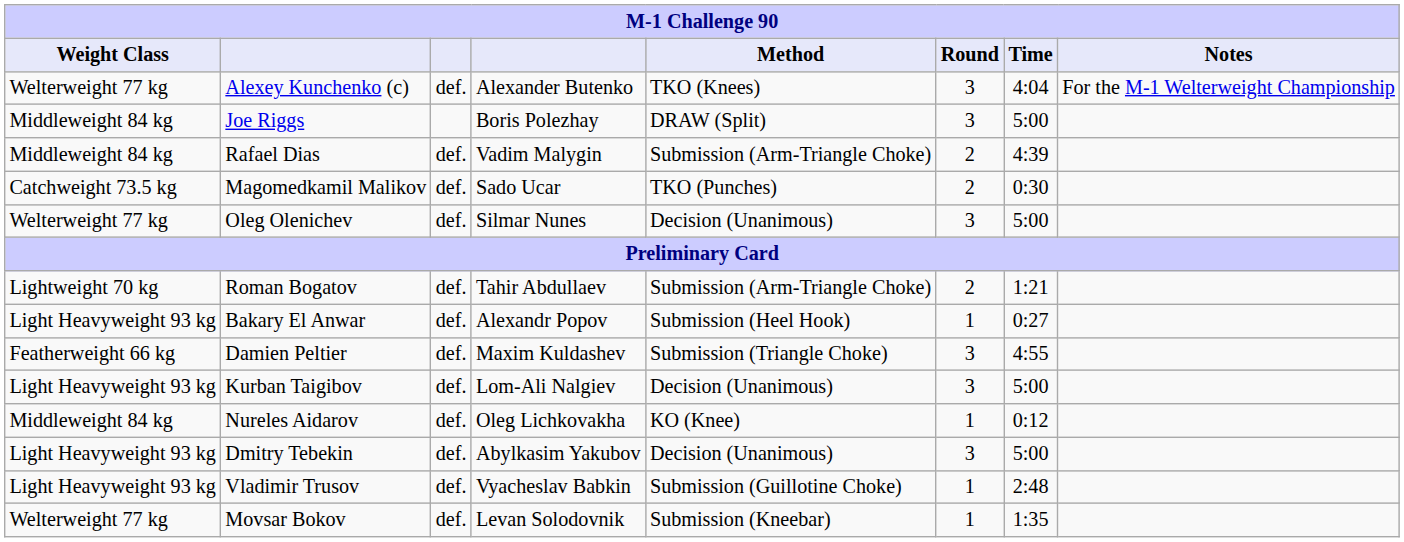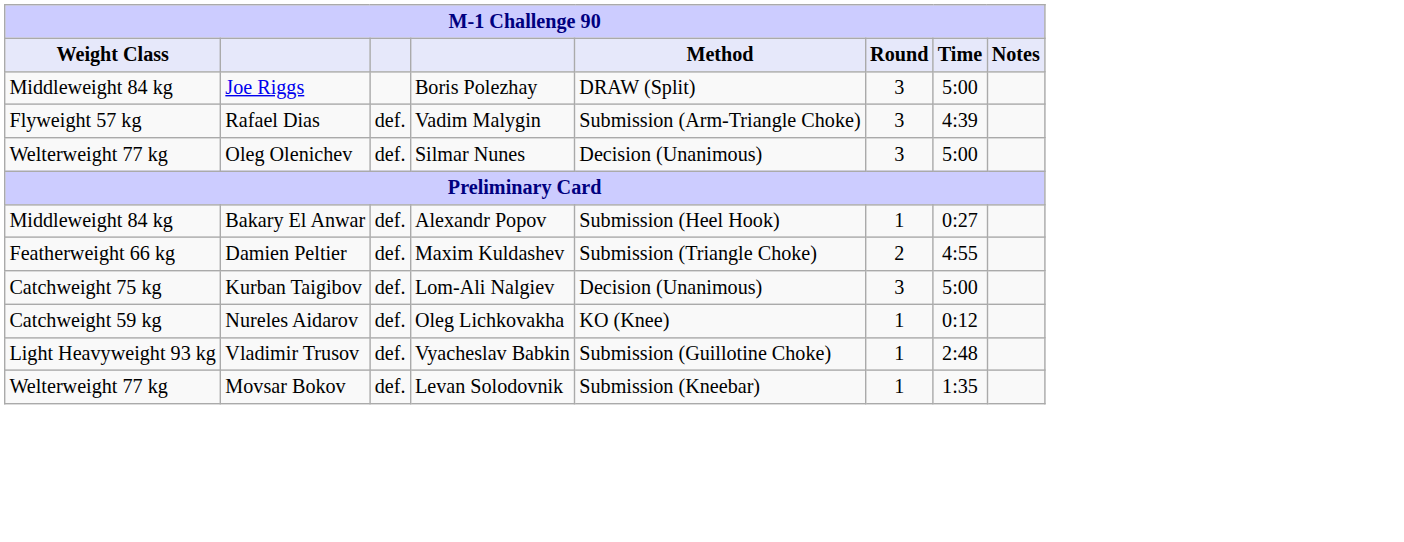- row: (317, 88)
(91, 154) Middleweight 84 kg -> (75, 121) Flyweight 57 kg
(970, 154) 2 -> (899, 121) 3
- row: (326, 187)
- row: (291, 287)
(113, 320) Light Heavyweight 93 kg -> (91, 221) Middleweight 84 kg
(970, 354) 3 -> (899, 254) 2
(113, 387) Light Heavyweight 93 kg -> (86, 287) Catchweight 75 kg
(91, 420) Middleweight 84 kg -> (86, 320) Catchweight 59 kg
- row: (289, 453)
